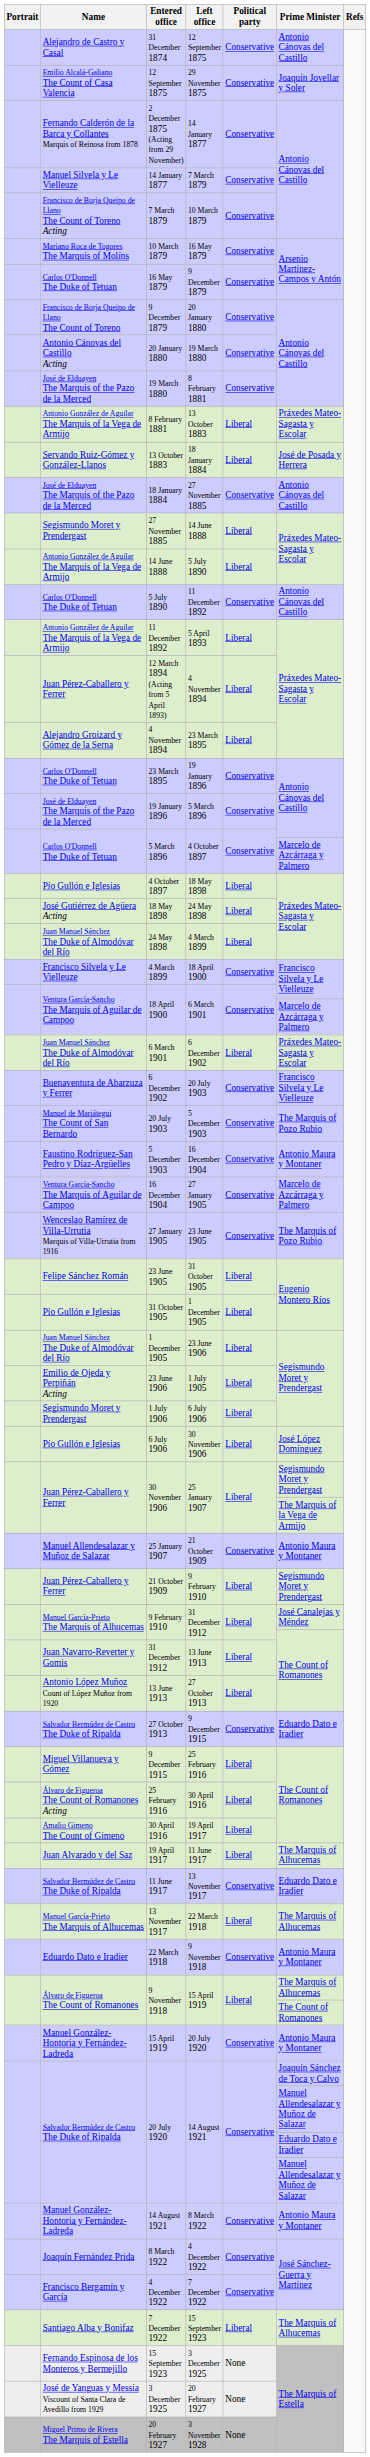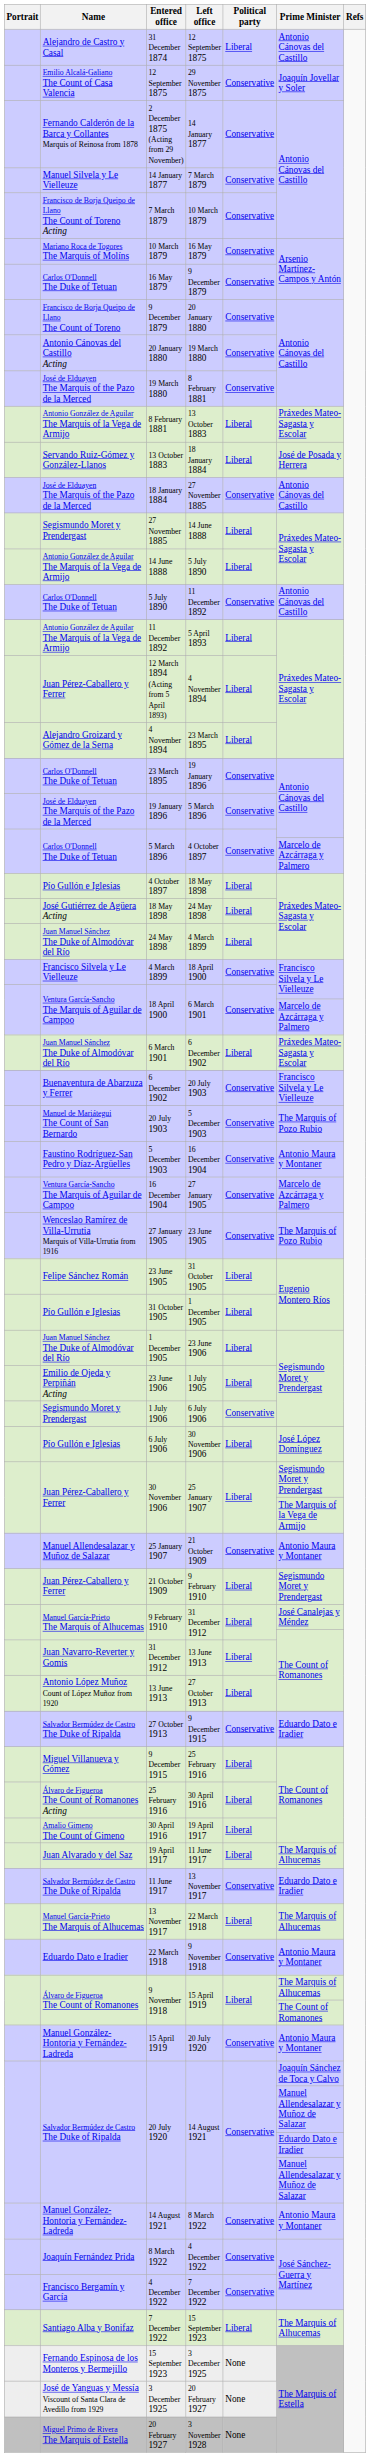(250, 47) Conservative -> (239, 47) Liberal
(239, 1413) Liberal -> (250, 1413) Conservative
